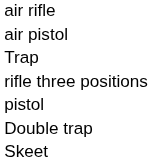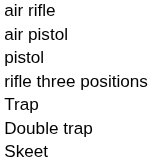rows swapped: (24, 104) <-> (21, 57)
